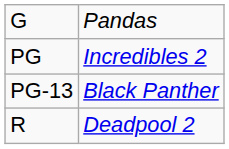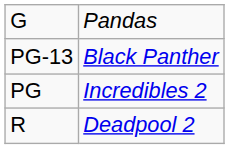rows swapped: (26, 56) <-> (42, 90)
